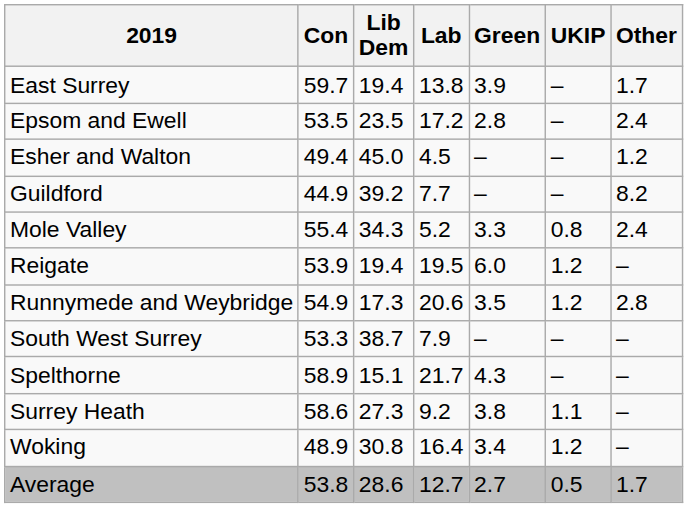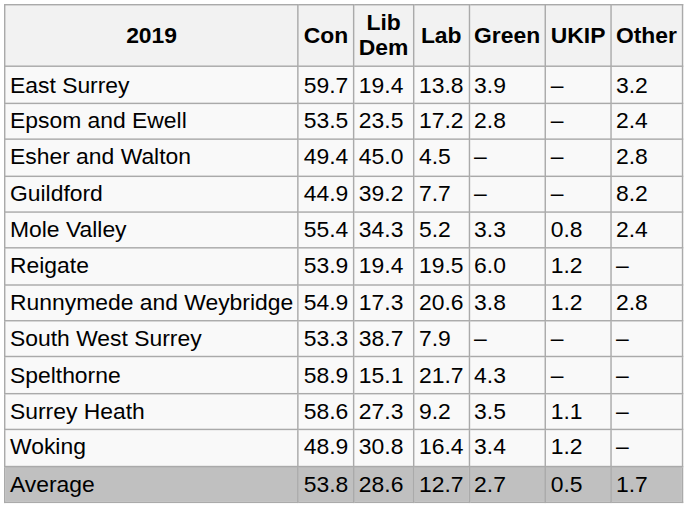(632, 84) 1.7 -> (632, 84) 3.2
(632, 157) 1.2 -> (632, 157) 2.8
(490, 302) 3.5 -> (490, 302) 3.8
(490, 411) 3.8 -> (490, 411) 3.5
